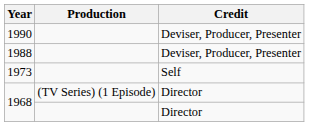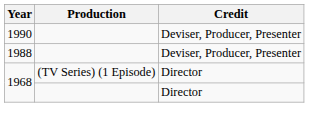- row: (20, 72)
